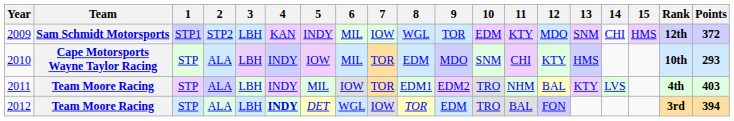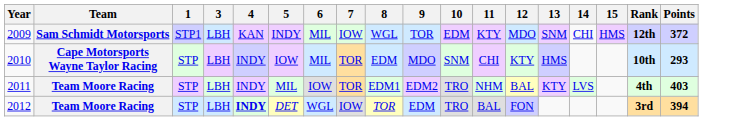- column: (220, 14)
